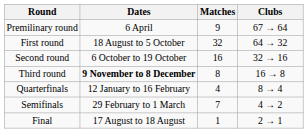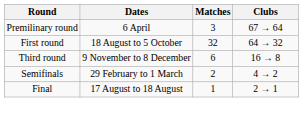(218, 27) 9 -> (213, 27) 3
- row: (42, 58)
(139, 74) bold -> (137, 58) normal
(218, 74) 8 -> (213, 58) 6
- row: (42, 89)
(218, 105) 7 -> (213, 74) 2
